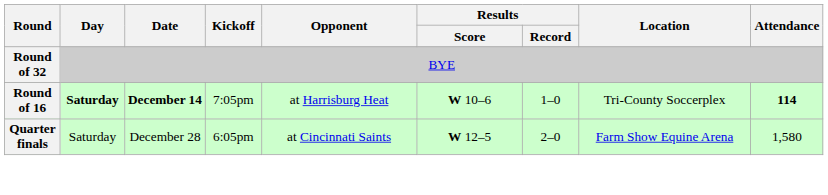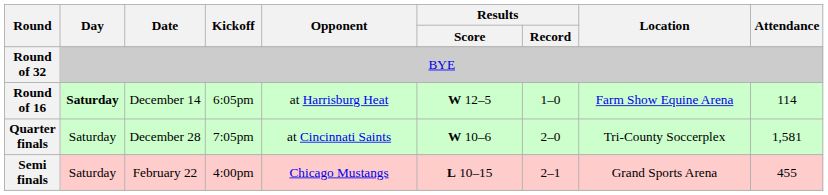(165, 100) bold -> (165, 100) normal
(233, 100) 7:05pm -> (233, 100) 6:05pm
(470, 100) W 10–6 -> (470, 100) W 12–5
(665, 100) Tri-County Soccerplex -> (665, 100) Farm Show Equine Arena
(787, 100) bold -> (787, 100) normal
(233, 136) 6:05pm -> (233, 136) 7:05pm
(470, 136) W 12–5 -> (470, 136) W 10–6
(665, 136) Farm Show Equine Arena -> (665, 136) Tri-County Soccerplex
(787, 136) 1,580 -> (787, 136) 1,581
+ row: (32, 172)
